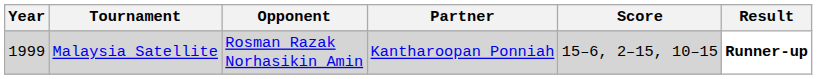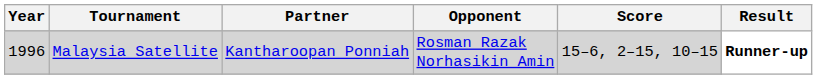columns swapped: (462, 17) <-> (294, 17)
(27, 52) 1999 -> (27, 52) 1996
